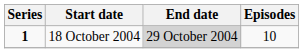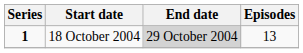(270, 36) 10 -> (270, 36) 13
